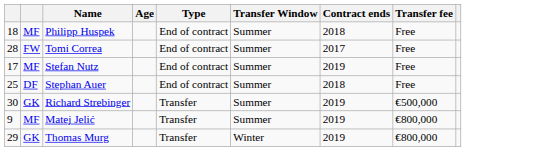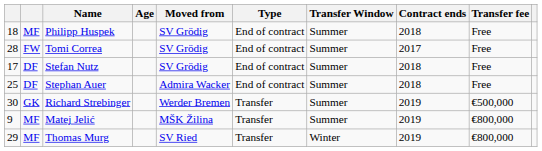+ column: (195, 13)
(31, 66) MF -> (30, 66) DF
(334, 66) 2019 -> (410, 66) 2018
(31, 137) GK -> (31, 137) MF
